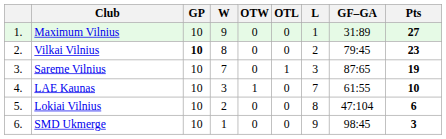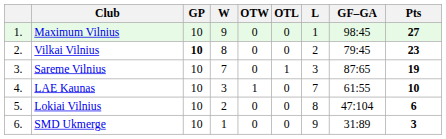(357, 32) 31:89 -> (357, 32) 98:45
(357, 124) 98:45 -> (357, 124) 31:89
